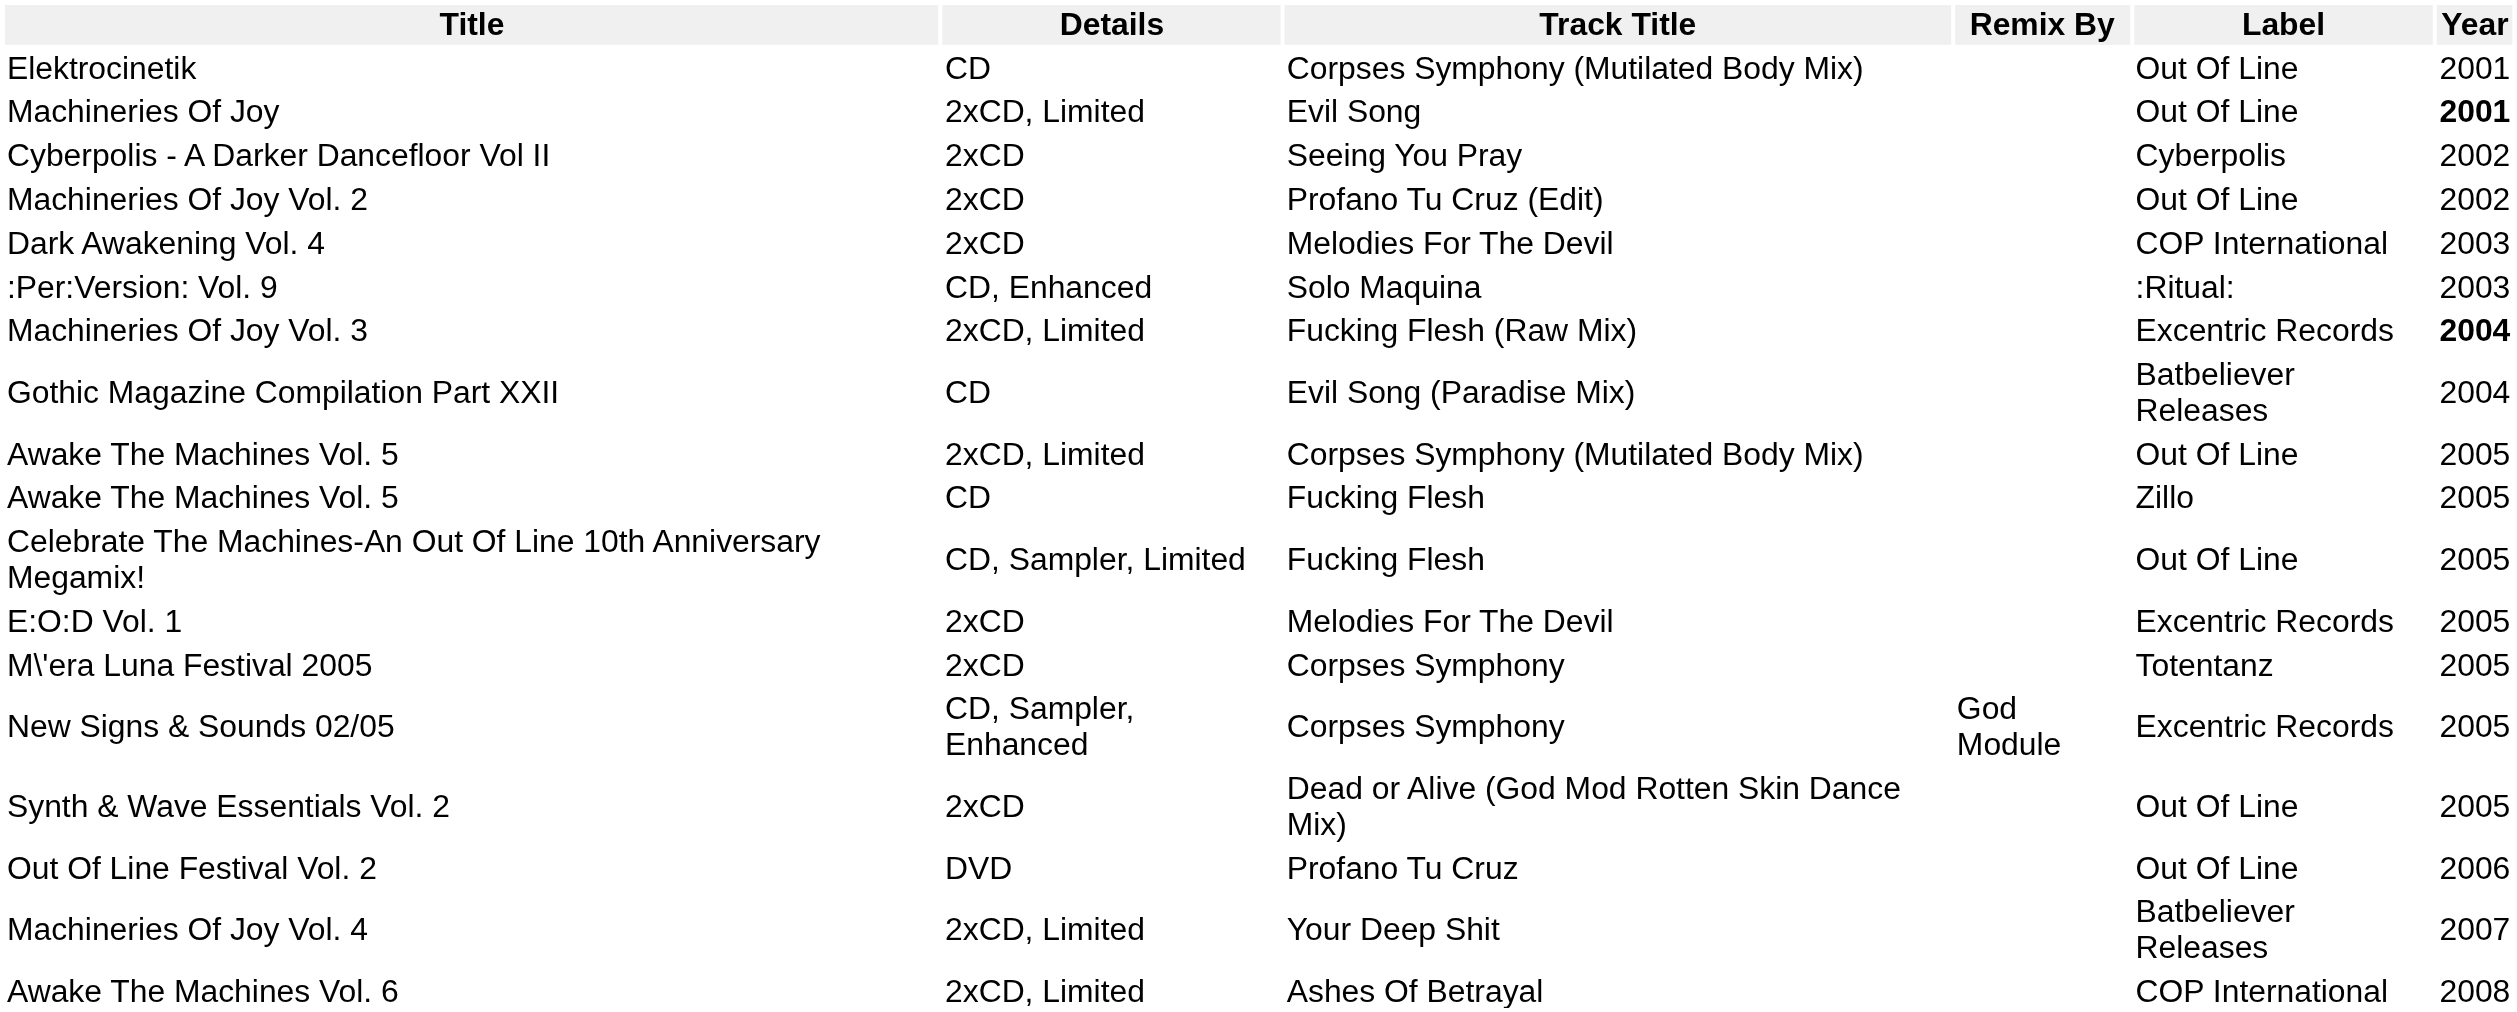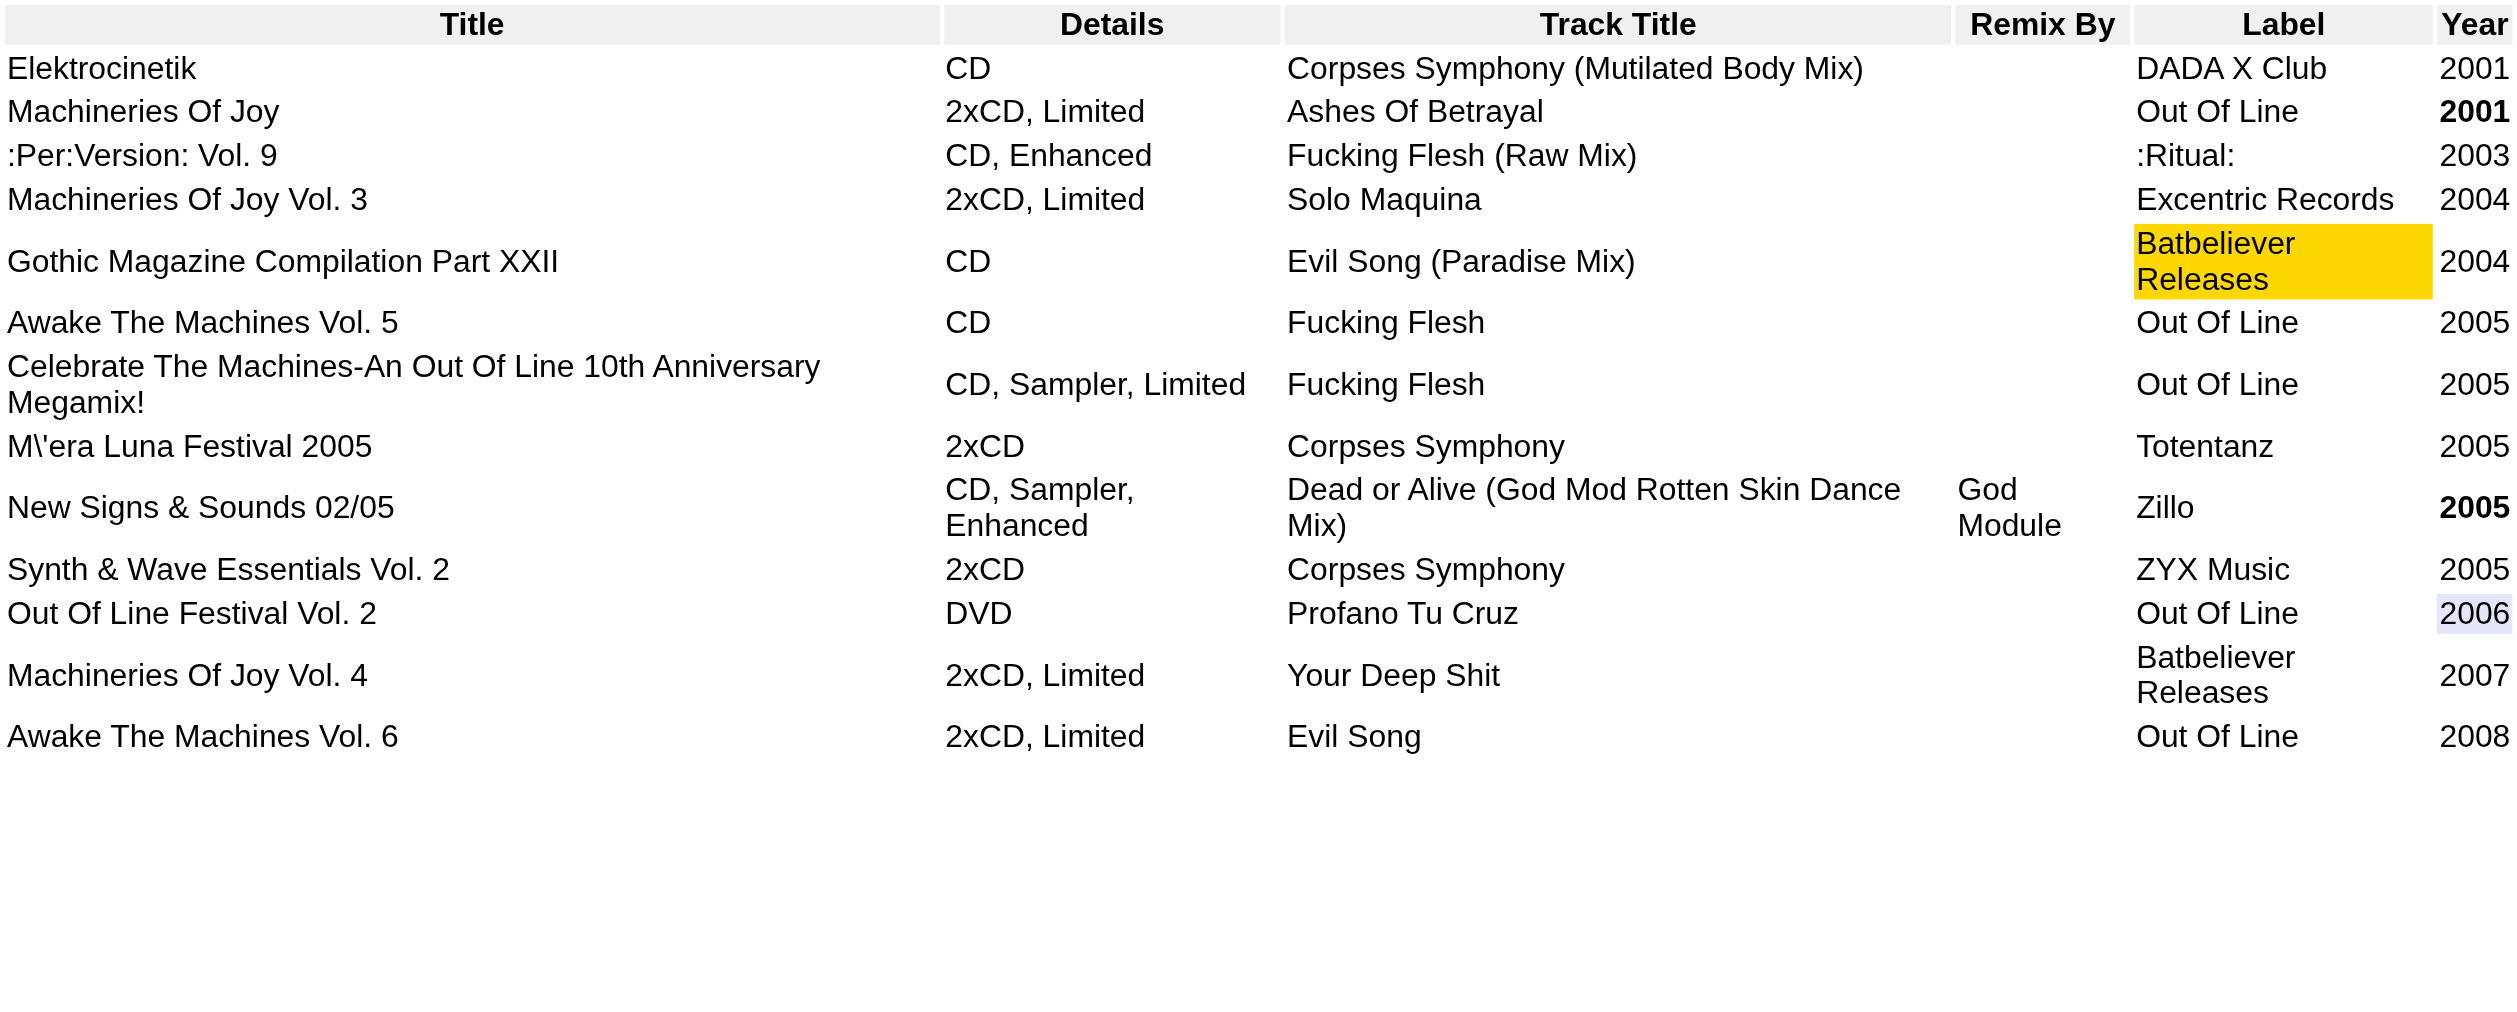(2217, 68) Out Of Line -> (2232, 68) DADA X Club
(1354, 111) Evil Song -> (1415, 111) Ashes Of Betrayal
- row: (279, 155)
- row: (187, 199)
- row: (166, 243)
(1384, 287) Solo Maquina -> (1462, 155) Fucking Flesh (Raw Mix)
(1462, 330) Fucking Flesh (Raw Mix) -> (1384, 199) Solo Maquina
(2475, 330) bold -> (2475, 199) normal
(2215, 392) no background -> (2216, 261) gold background
- row: (203, 454)
(2165, 498) Zillo -> (2218, 322) Out Of Line
- row: (95, 621)
(1426, 726) Corpses Symphony -> (1594, 507) Dead or Alive (God Mod Rotten Skin Dance Mix)
(2265, 726) Excentric Records -> (2165, 507) Zillo
(2475, 726) normal -> (2475, 507) bold
(1594, 806) Dead or Alive (God Mod Rotten Skin Dance Mix) -> (1426, 569) Corpses Symphony
(2217, 806) Out Of Line -> (2213, 569) ZYX Music
(2475, 868) no background -> (2475, 613) lavender background
(1415, 991) Ashes Of Betrayal -> (1354, 736) Evil Song
(2262, 991) COP International -> (2218, 736) Out Of Line
